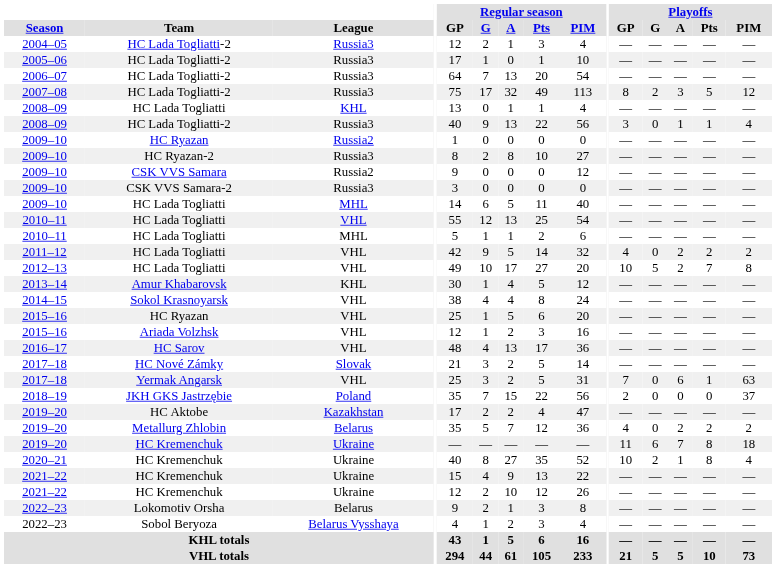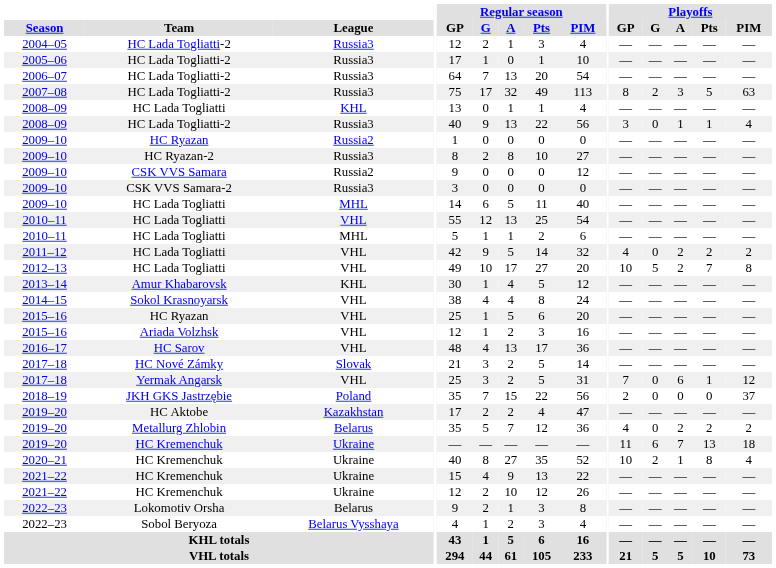(749, 92) 12 -> (749, 92) 63
(749, 380) 63 -> (749, 380) 12
(709, 444) 8 -> (709, 444) 13
